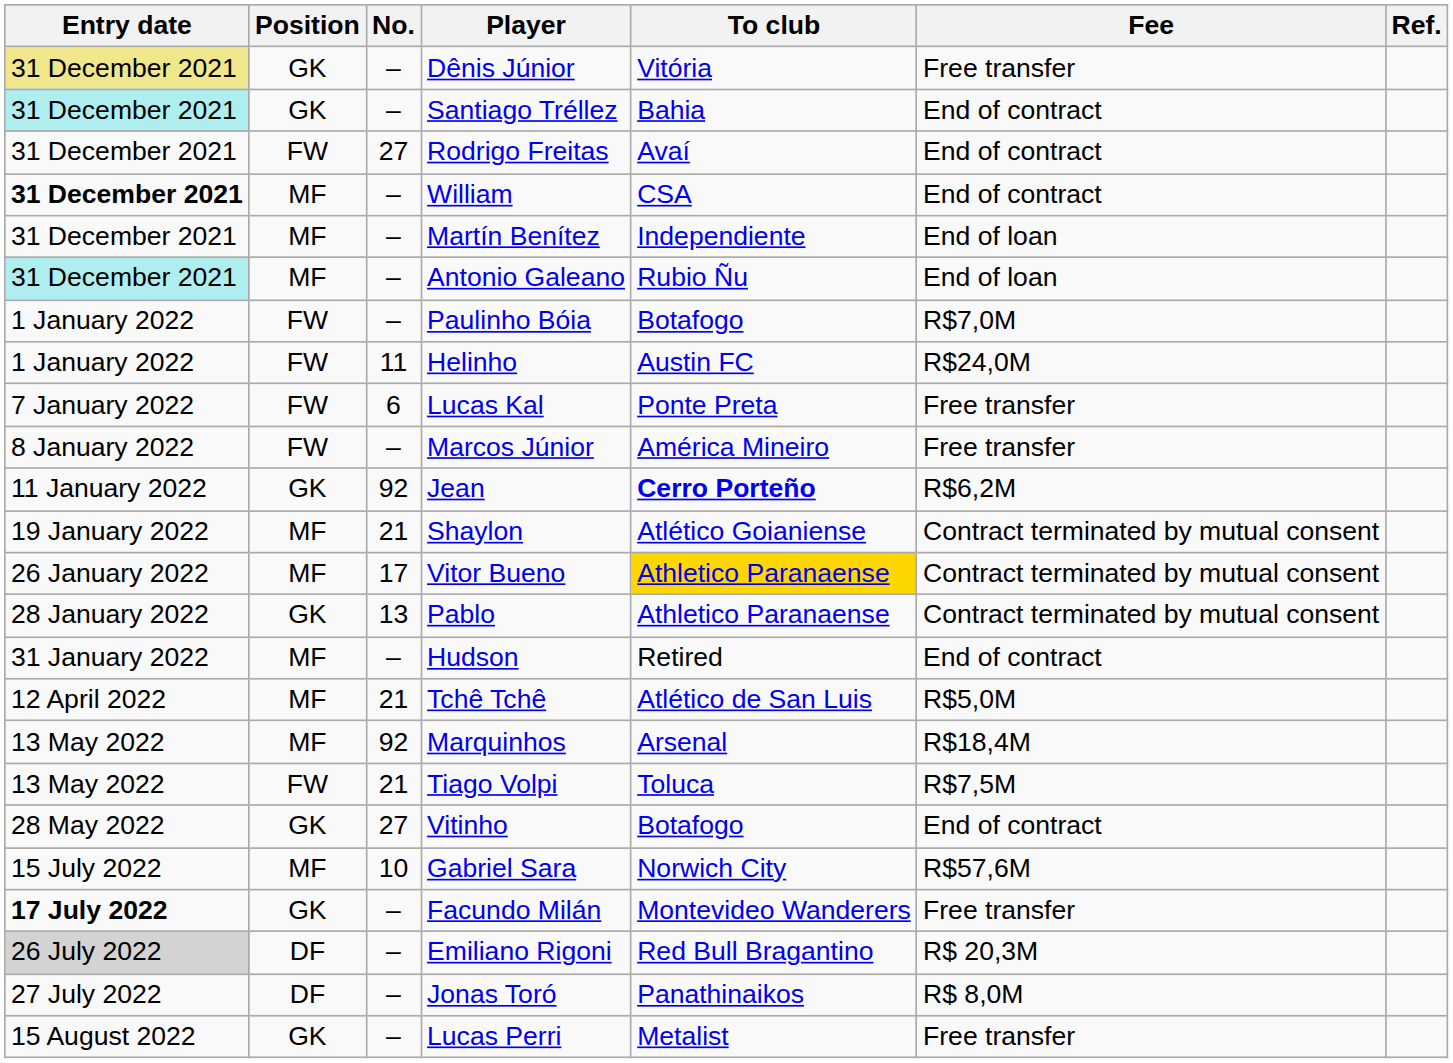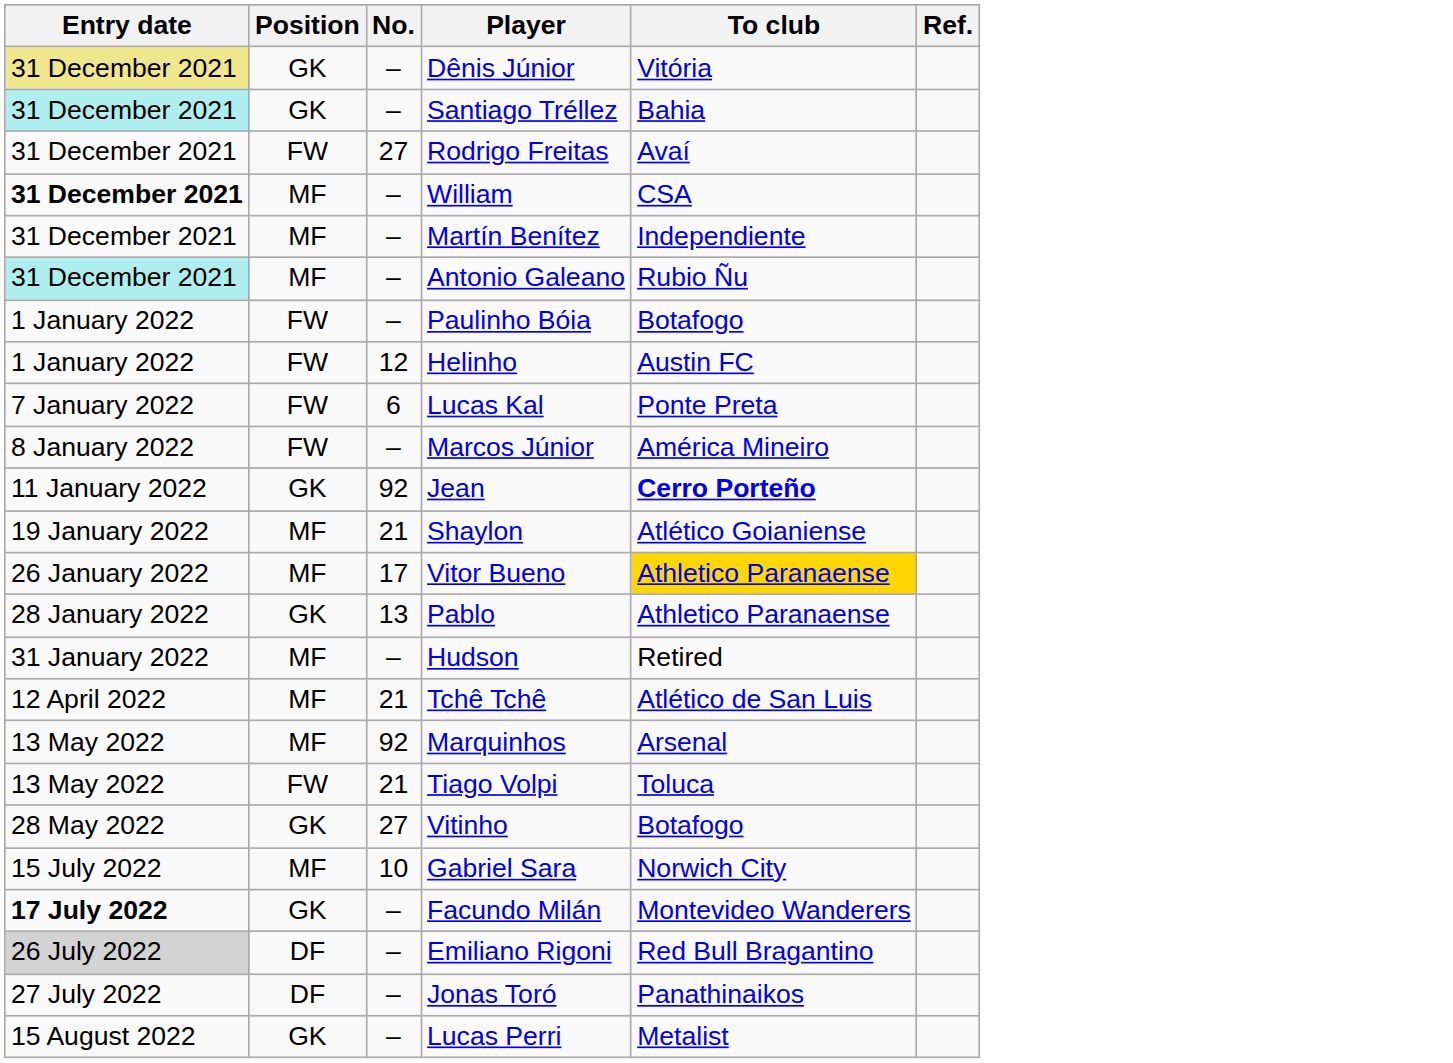- column: (1151, 25)
(393, 362) 11 -> (393, 362) 12
